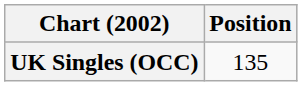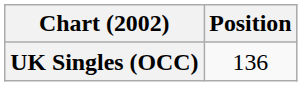(250, 61) 135 -> (250, 61) 136
